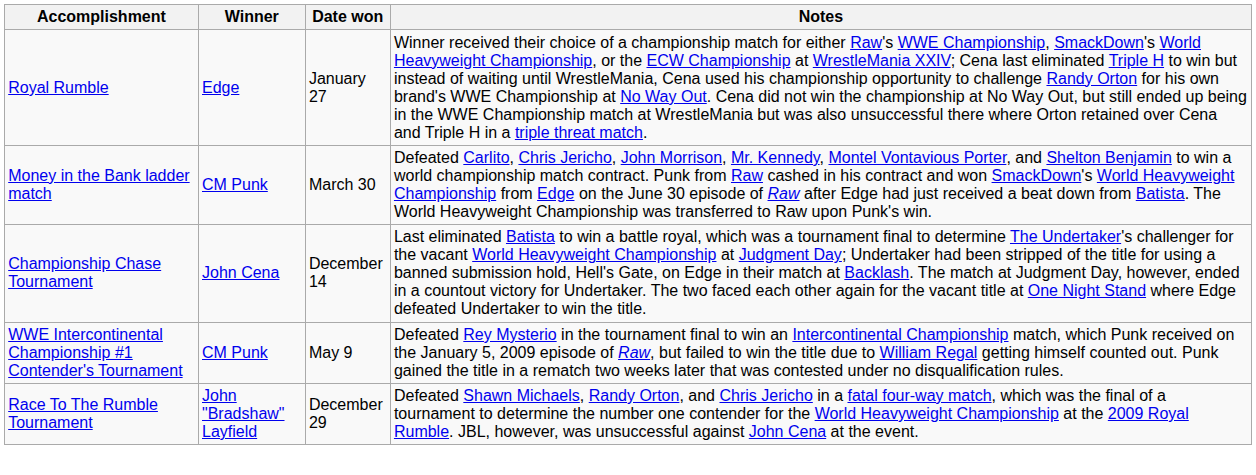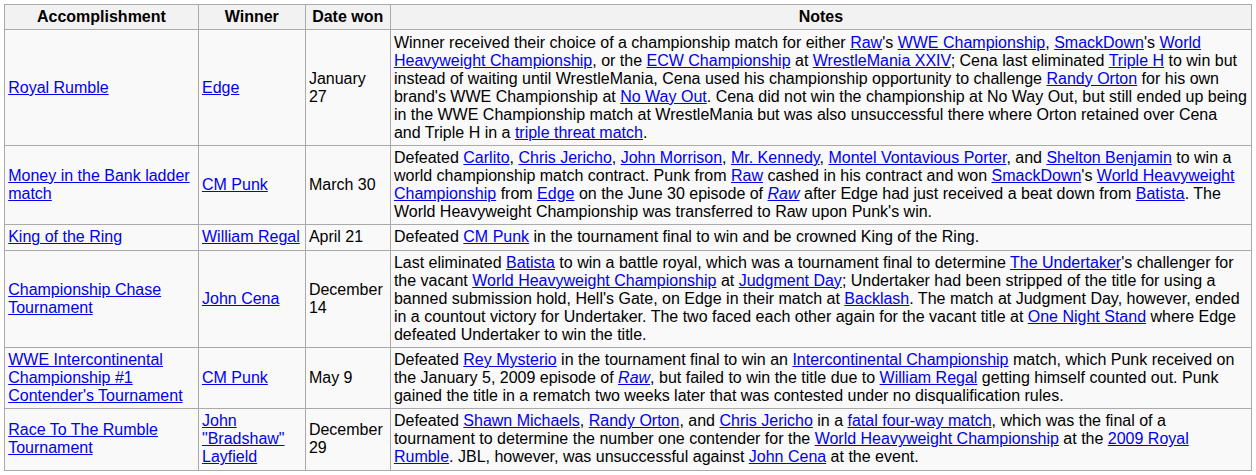+ row: (65, 237)
